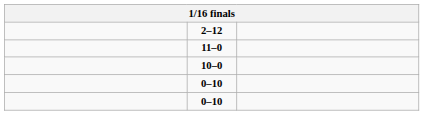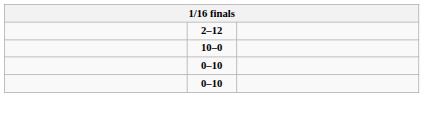- row: (96, 49)
